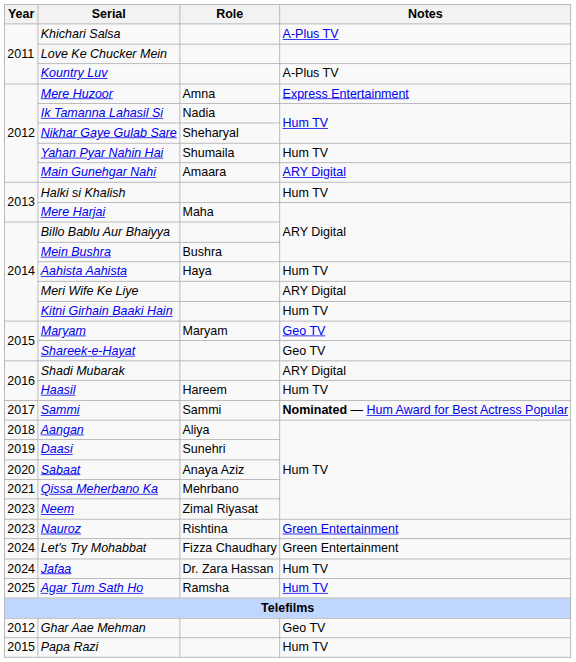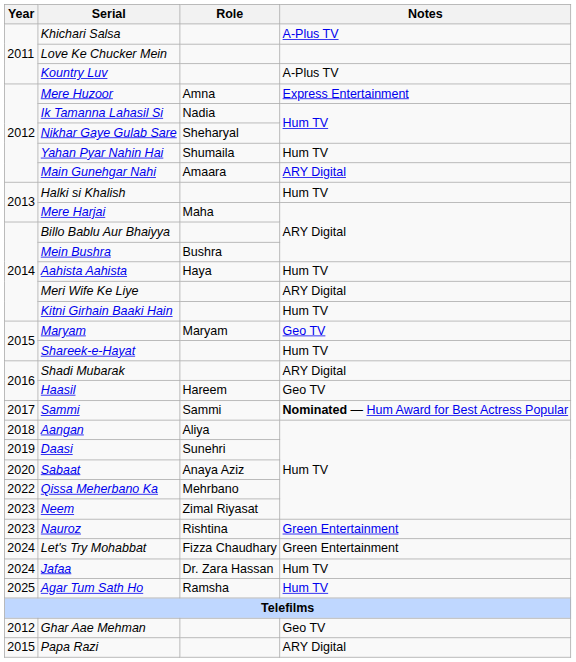(304, 350) Geo TV -> (305, 350) Hum TV
(305, 390) Hum TV -> (304, 390) Geo TV
(21, 489) 2021 -> (21, 489) 2022
(305, 647) Hum TV -> (314, 647) ARY Digital
